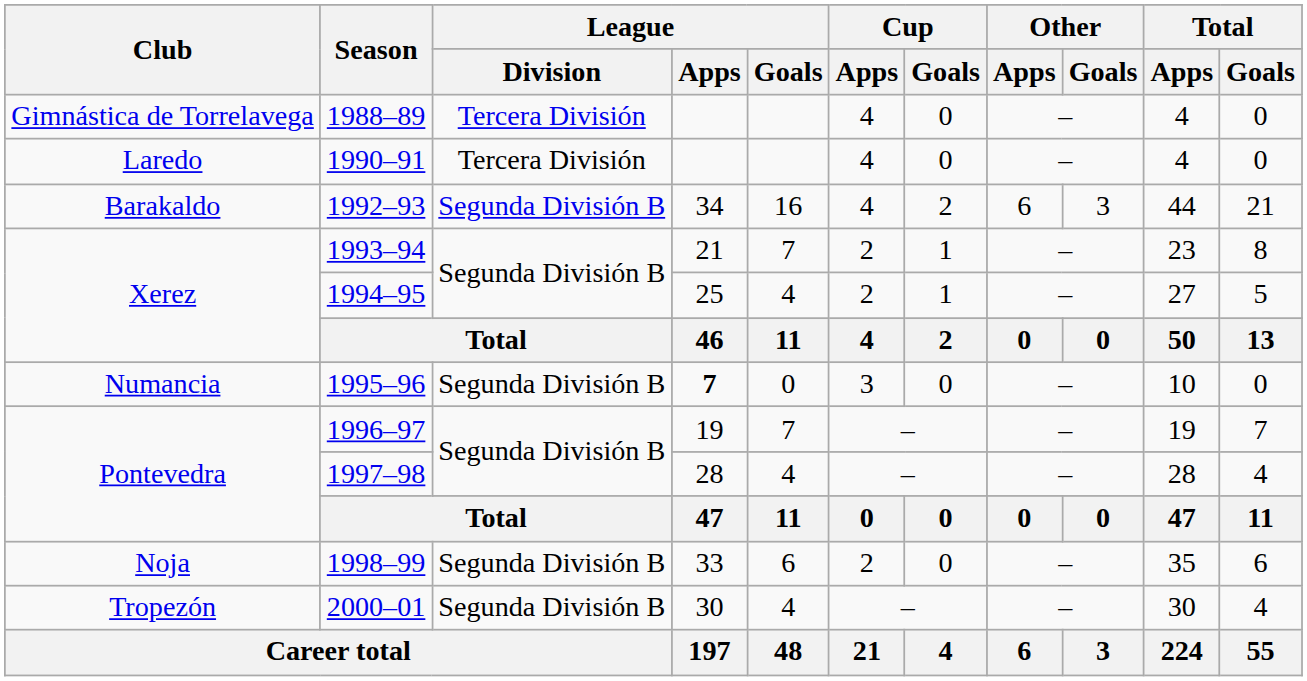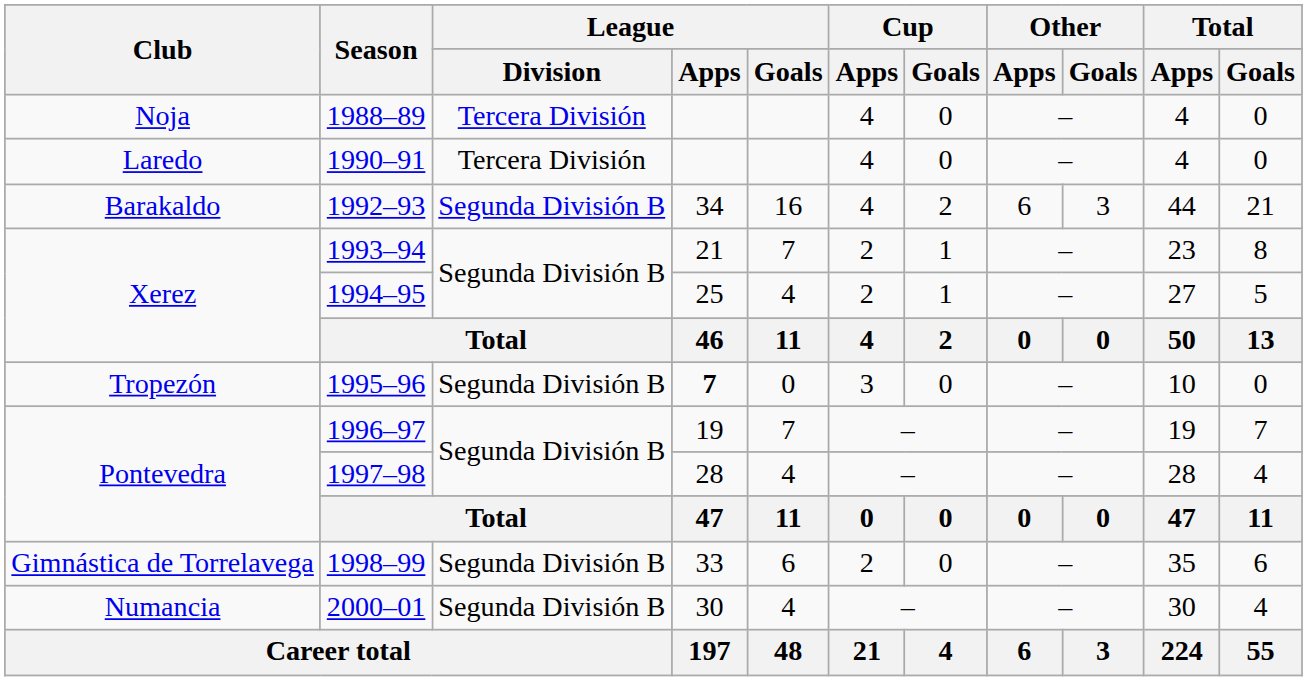(163, 116) Gimnástica de Torrelavega -> (163, 116) Noja
(163, 384) Numancia -> (163, 384) Tropezón
(163, 562) Noja -> (163, 562) Gimnástica de Torrelavega
(163, 607) Tropezón -> (163, 607) Numancia
